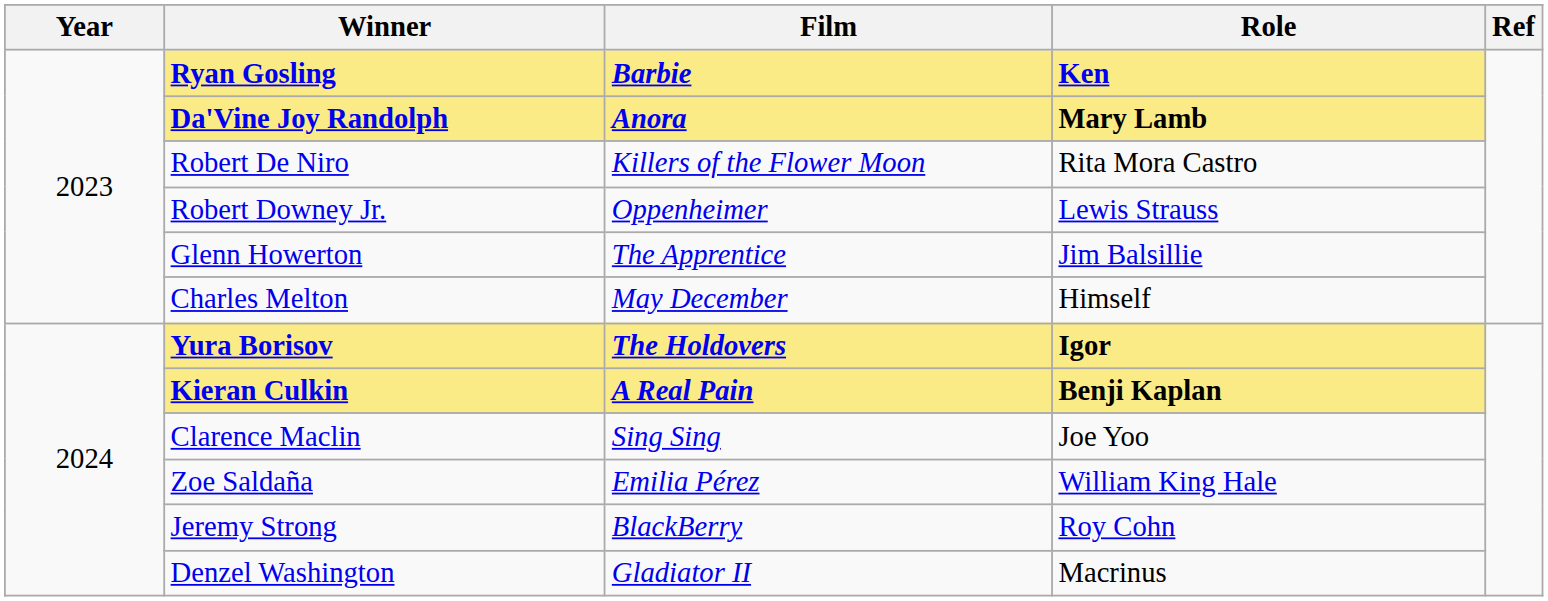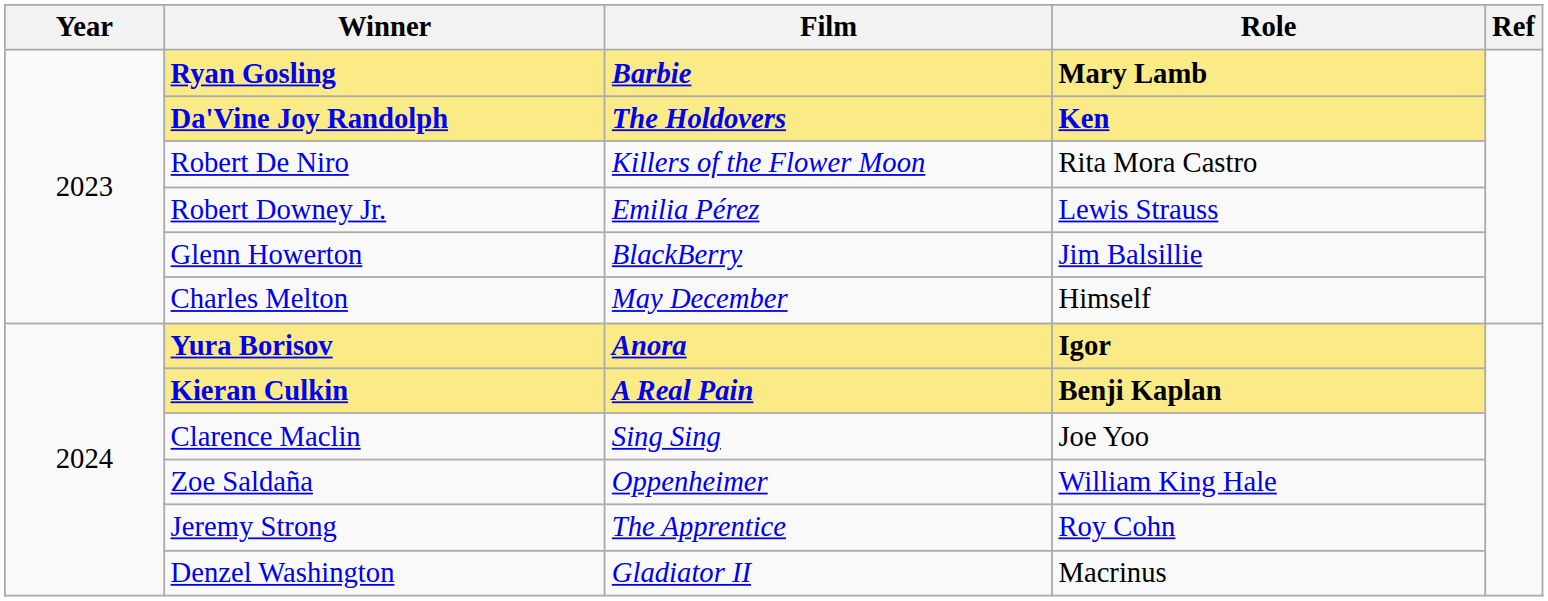(1084, 72) Ken -> (1133, 72) Mary Lamb
(649, 118) Anora -> (699, 118) The Holdovers
(1133, 118) Mary Lamb -> (1084, 118) Ken
(690, 208) Oppenheimer -> (686, 208) Emilia Pérez
(699, 254) The Apprentice -> (677, 254) BlackBerry
(699, 345) The Holdovers -> (649, 345) Anora
(686, 481) Emilia Pérez -> (690, 481) Oppenheimer
(677, 526) BlackBerry -> (699, 526) The Apprentice
